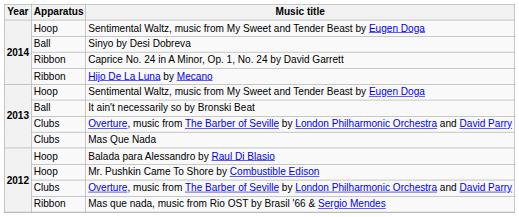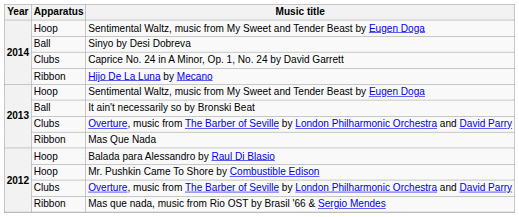(50, 60) Ribbon -> (47, 60) Clubs
(47, 140) Clubs -> (50, 140) Ribbon
